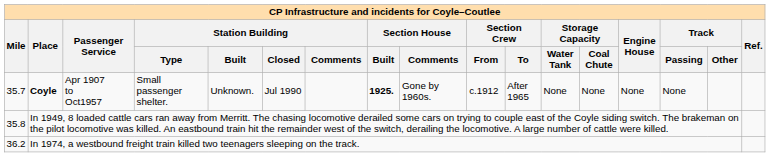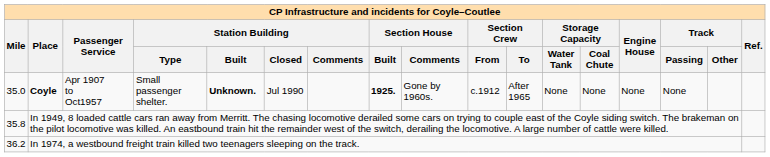(16, 91) 35.7 -> (16, 91) 35.0
(232, 91) normal -> (233, 91) bold
